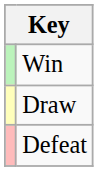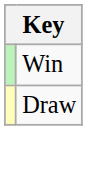- row: (55, 144)
